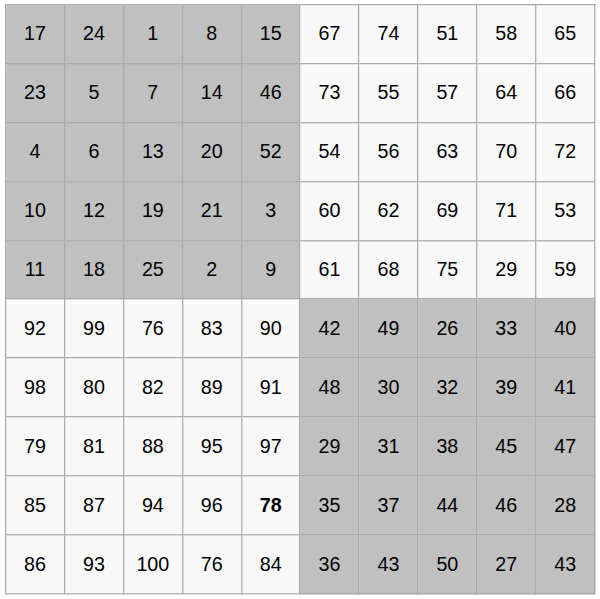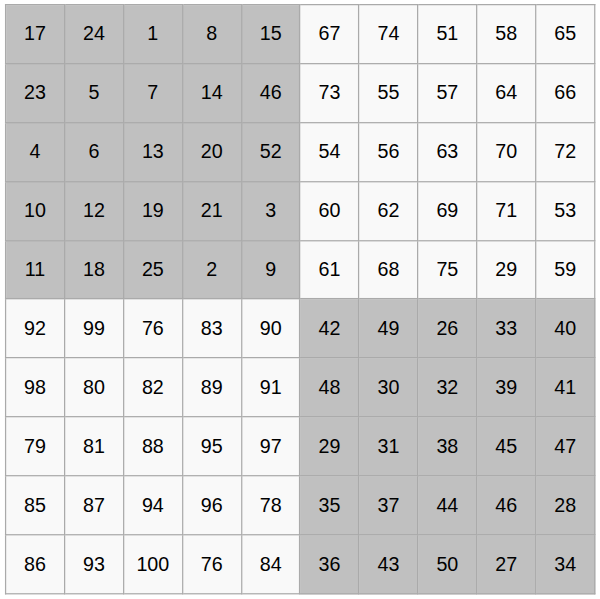(271, 505) bold -> (271, 505) normal
(565, 564) 43 -> (565, 564) 34
